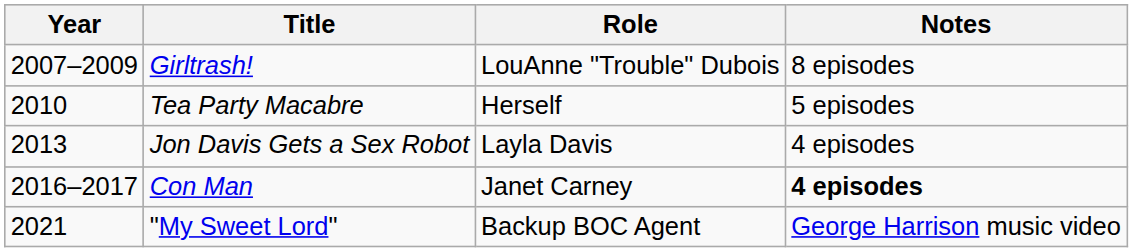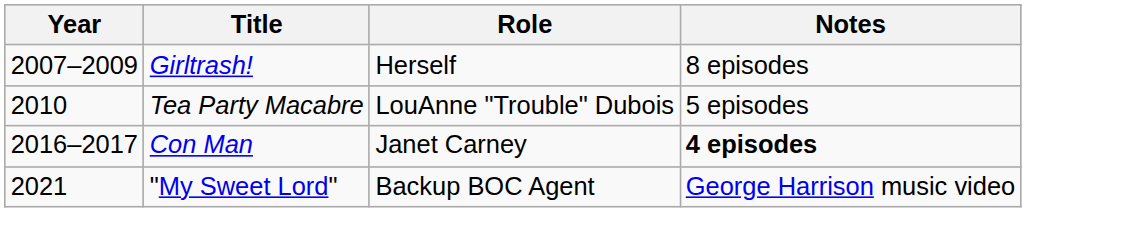(630, 65) LouAnne "Trouble" Dubois -> (416, 65) Herself
(521, 105) Herself -> (525, 105) LouAnne "Trouble" Dubois
- row: (310, 145)
